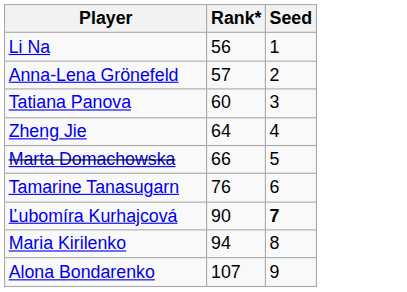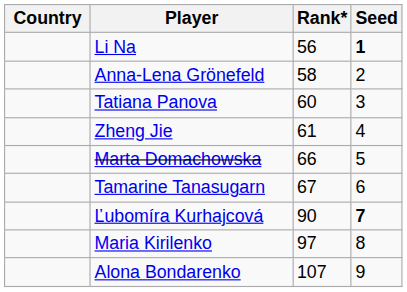+ column: (47, 18)
(275, 46) normal -> (360, 46) bold
(221, 74) 57 -> (307, 74) 58
(221, 131) 64 -> (307, 131) 61
(221, 187) 76 -> (307, 187) 67
(221, 243) 94 -> (307, 243) 97
